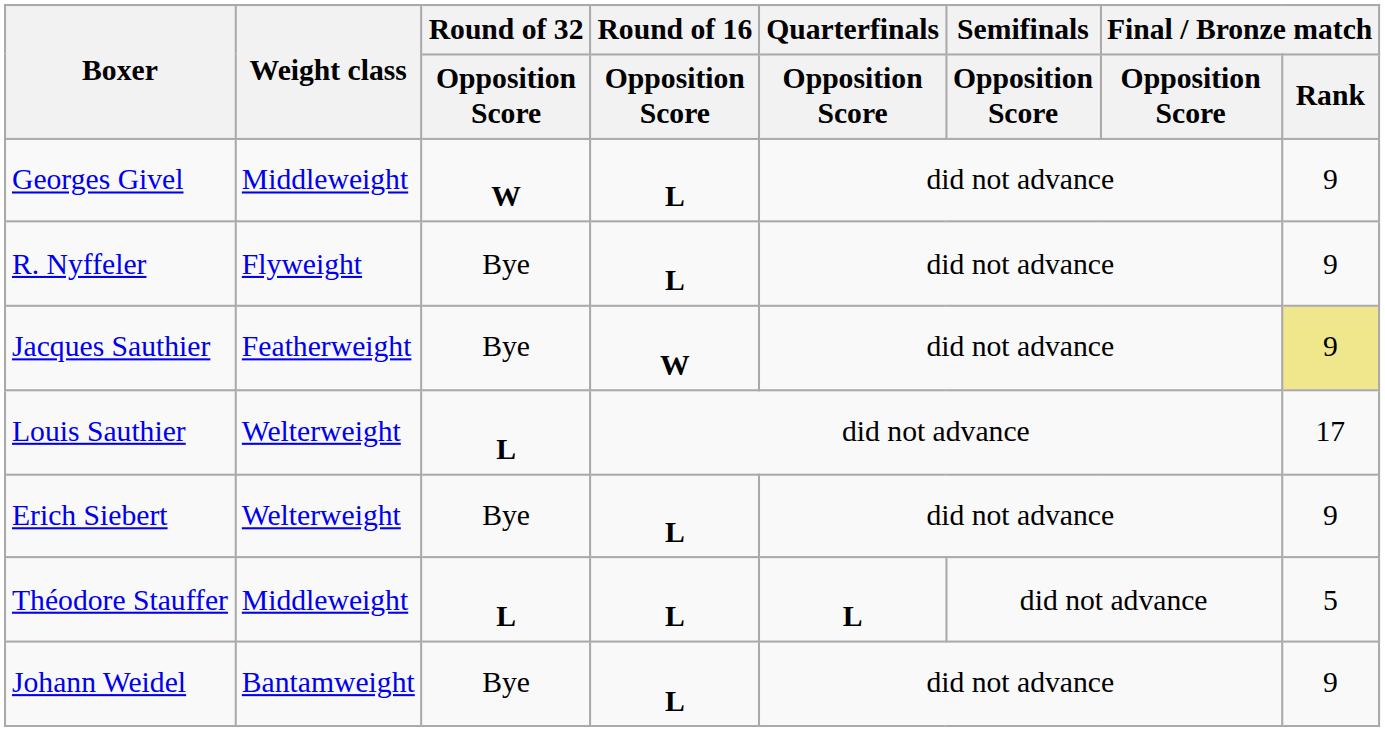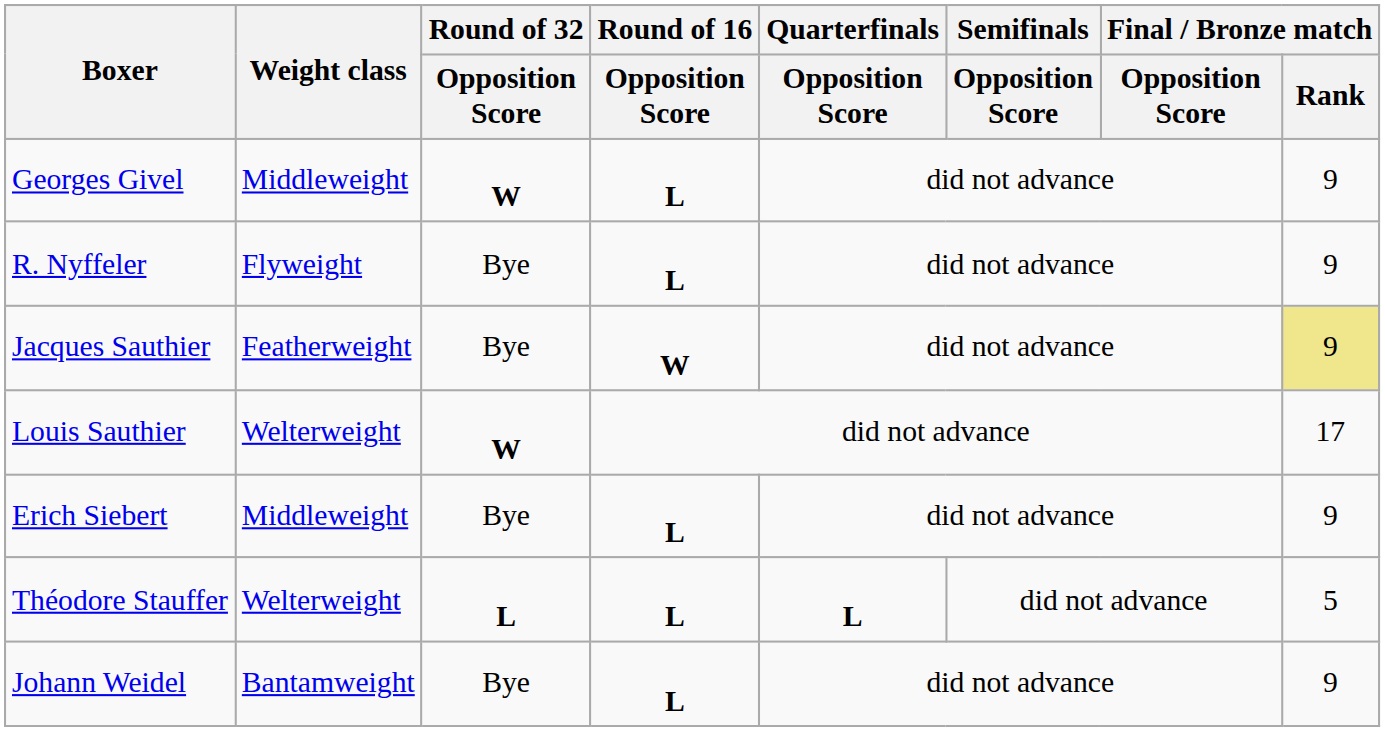(506, 449) L -> (506, 449) W
(321, 515) Welterweight -> (325, 515) Middleweight
(325, 599) Middleweight -> (321, 599) Welterweight
